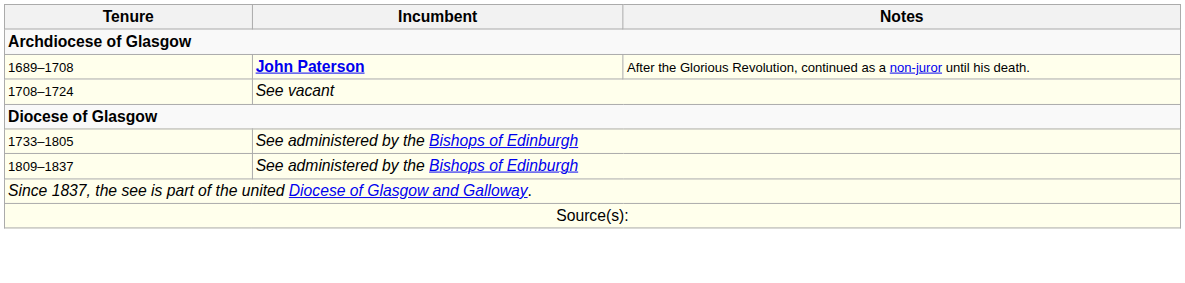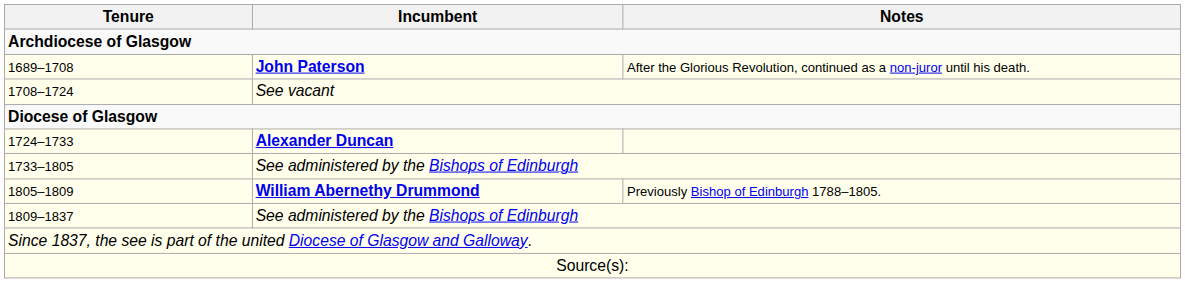+ row: (41, 142)
+ row: (41, 191)
